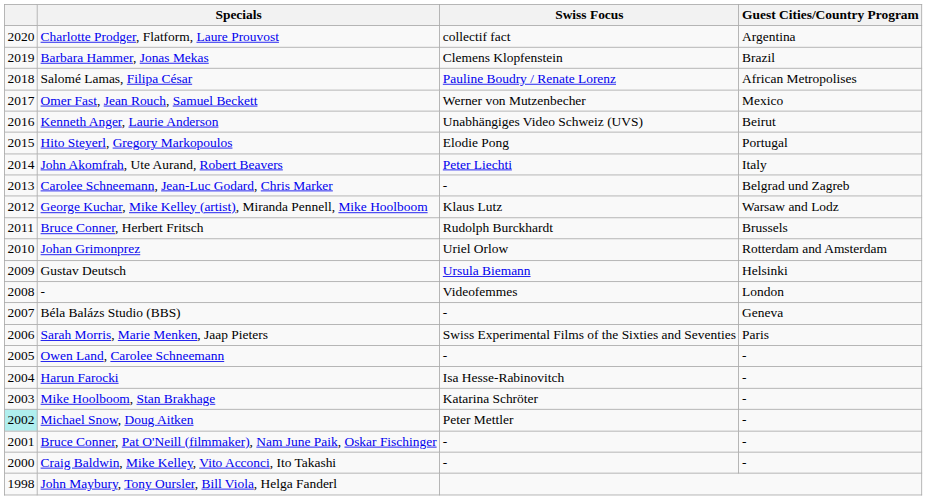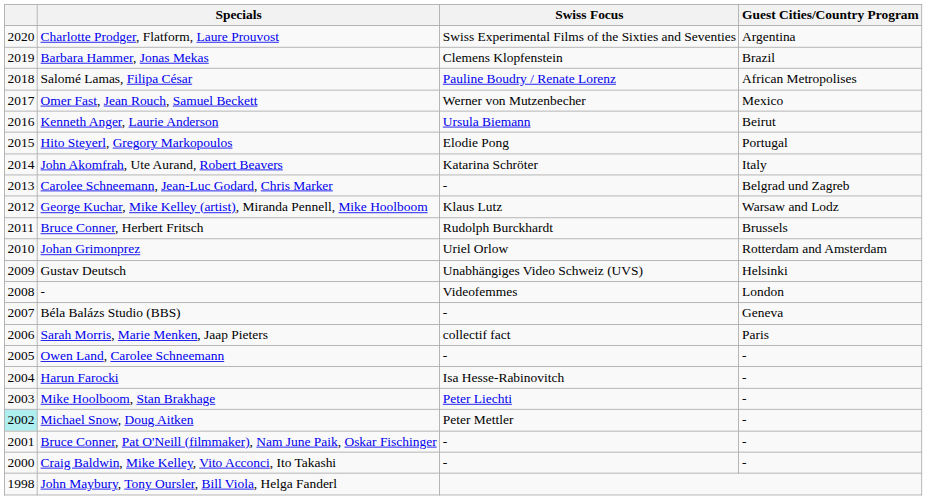(477, 36) collectif fact -> (589, 36) Swiss Experimental Films of the Sixties and Seventies
(543, 121) Unabhängiges Video Schweiz (UVS) -> (487, 121) Ursula Biemann
(477, 164) Peter Liechti -> (490, 164) Katarina Schröter
(487, 270) Ursula Biemann -> (543, 270) Unabhängiges Video Schweiz (UVS)
(589, 334) Swiss Experimental Films of the Sixties and Seventies -> (477, 334) collectif fact
(490, 398) Katarina Schröter -> (477, 398) Peter Liechti
